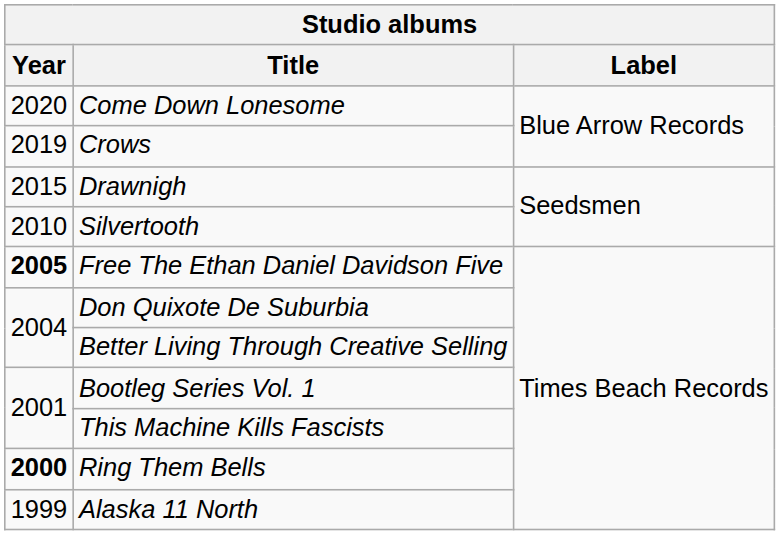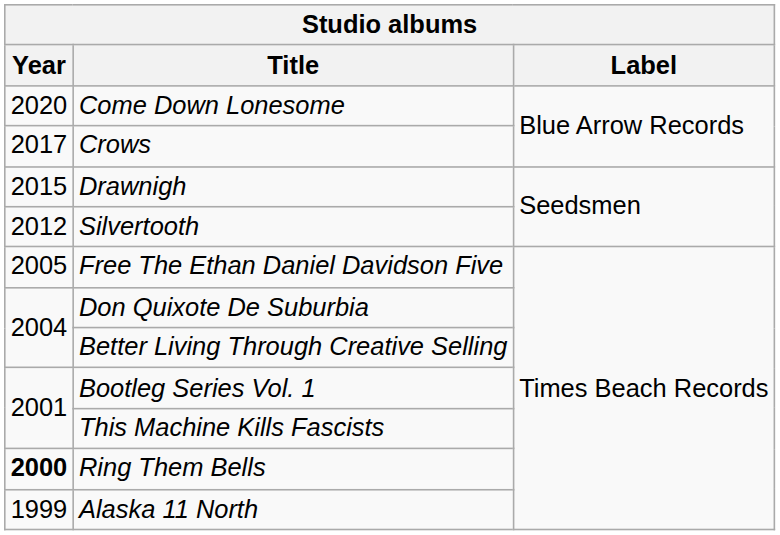(39, 145) 2019 -> (39, 145) 2017
(39, 226) 2010 -> (39, 226) 2012
(39, 266) bold -> (39, 266) normal
